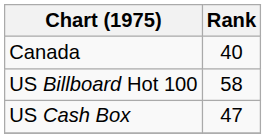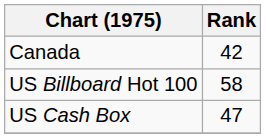(231, 52) 40 -> (231, 52) 42
